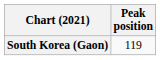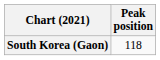(133, 45) 119 -> (133, 45) 118
